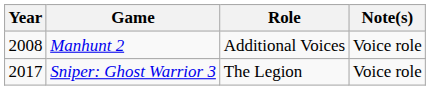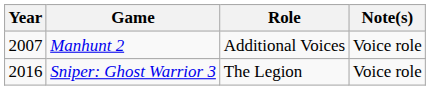(25, 44) 2008 -> (25, 44) 2007
(25, 71) 2017 -> (25, 71) 2016
